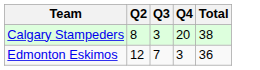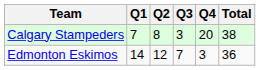+ column: (138, 14)
